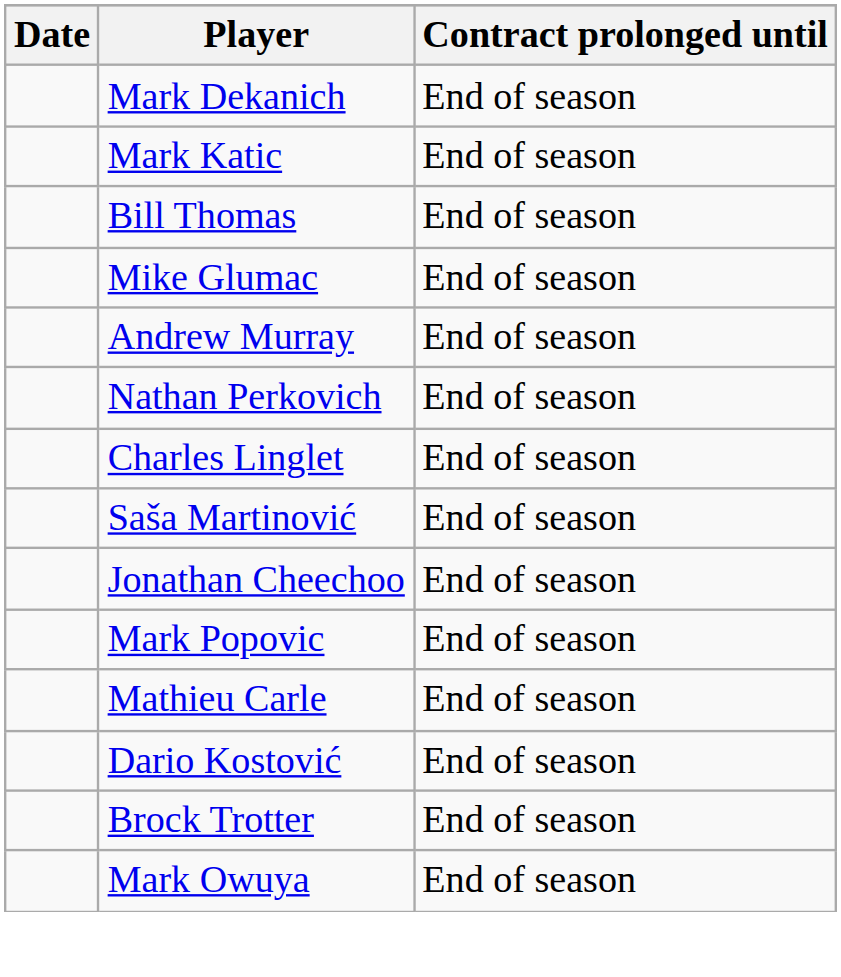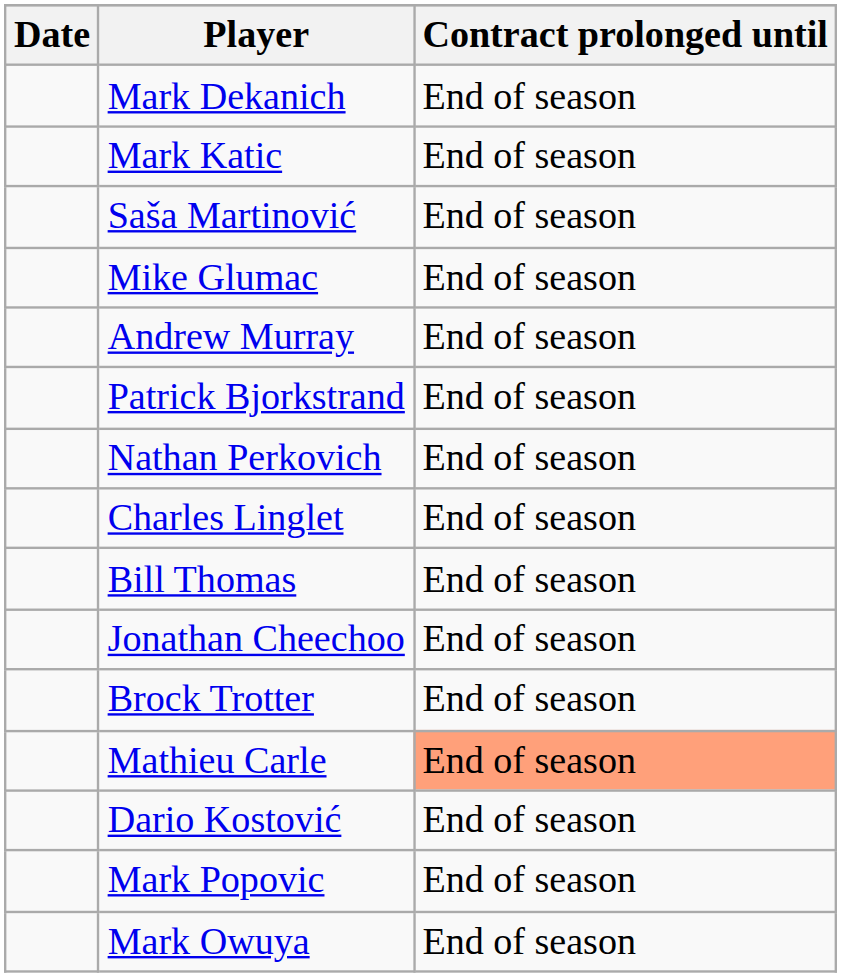rows swapped: (232, 517) <-> (202, 215)
+ row: (256, 397)
rows swapped: (216, 638) <-> (211, 819)
(529, 699) no background -> (529, 759) lightsalmon background
